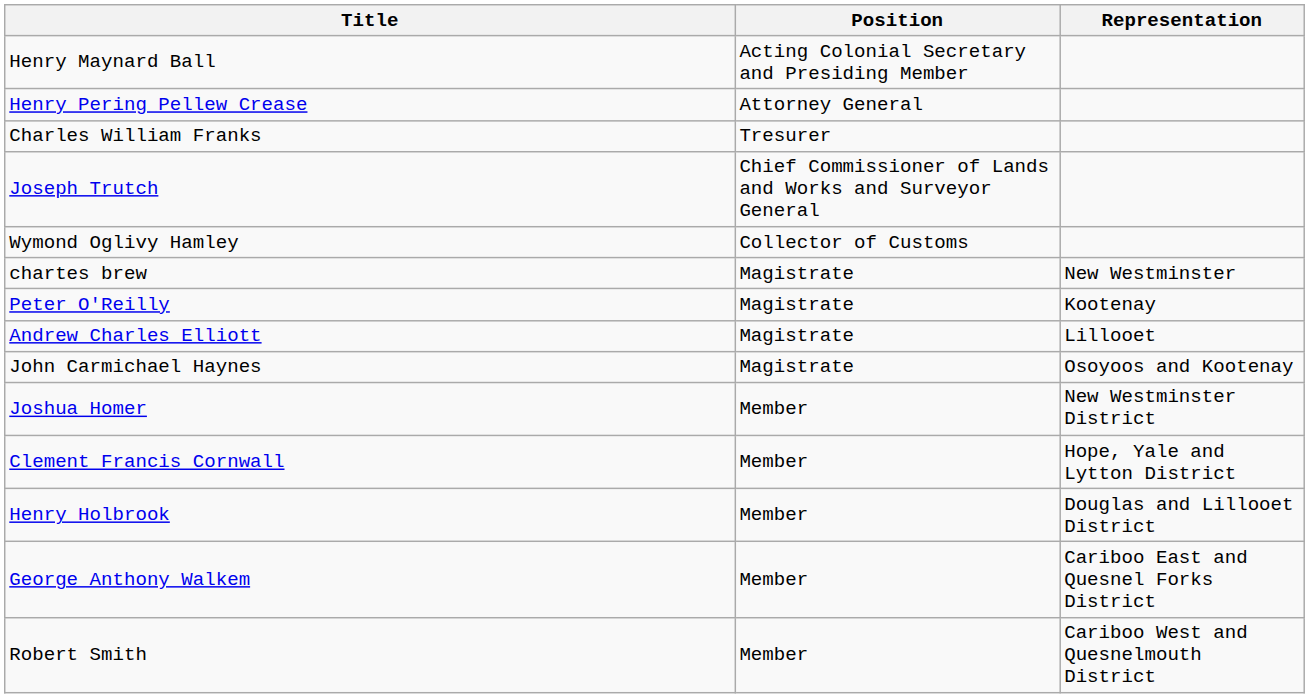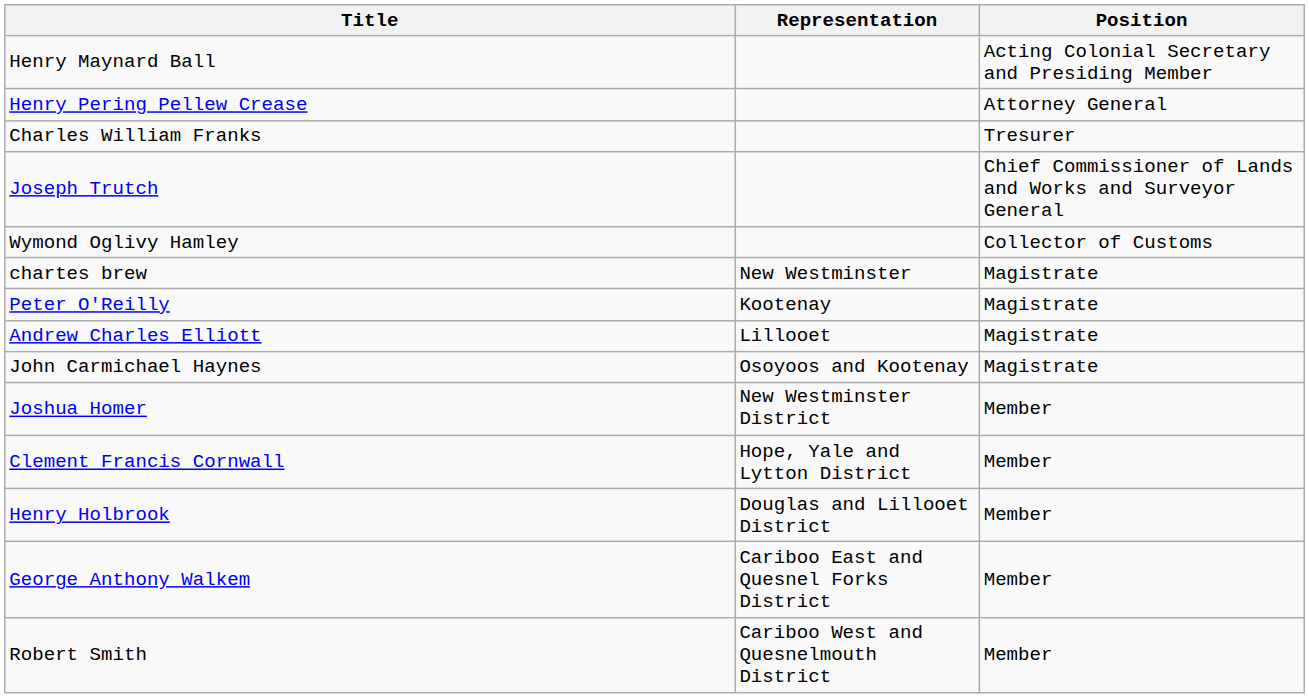columns swapped: (897, 20) <-> (1182, 20)
